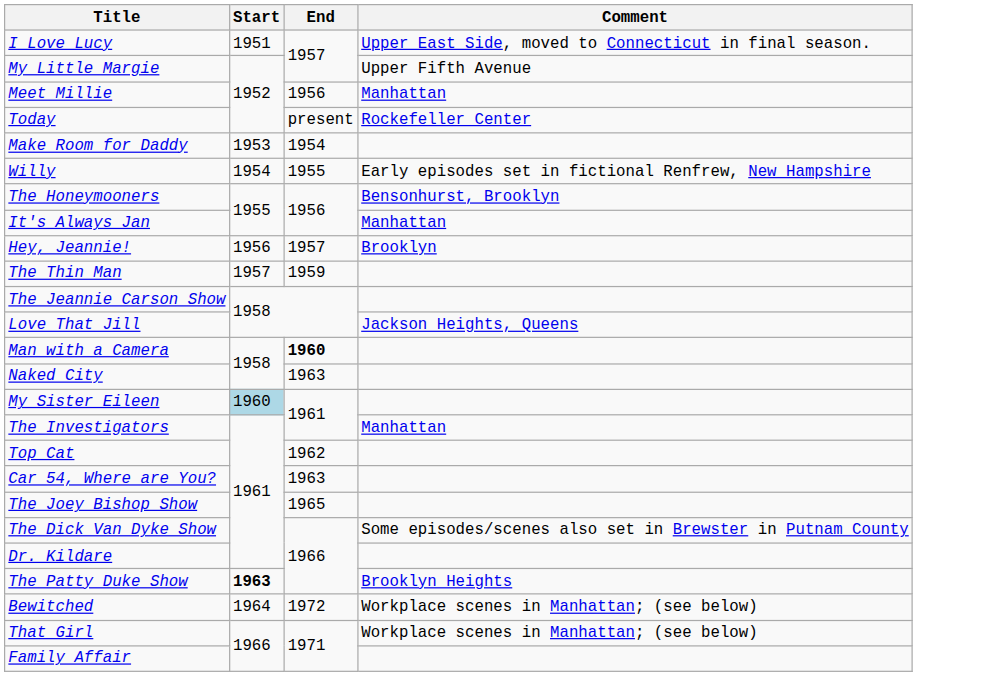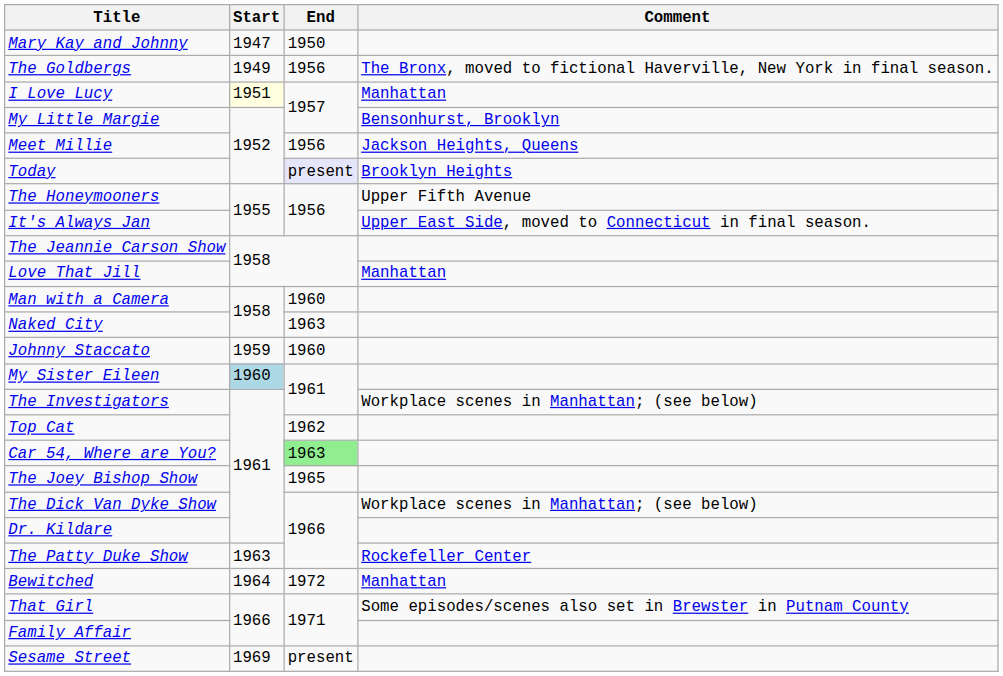+ row: (98, 43)
+ row: (70, 69)
(252, 43) no background -> (252, 94) lightyellow background
(616, 43) Upper East Side, moved to Connecticut in final season. -> (404, 94) Manhattan
(446, 69) Upper Fifth Avenue -> (460, 120) Bensonhurst, Brooklyn
(404, 94) Manhattan -> (470, 146) Jackson Heights, Queens
(321, 120) no background -> (321, 171) lavender background
(446, 120) Rockefeller Center -> (437, 171) Brooklyn Heights
- row: (98, 146)
- row: (32, 171)
(460, 197) Bensonhurst, Brooklyn -> (446, 197) Upper Fifth Avenue
(404, 223) Manhattan -> (616, 223) Upper East Side, moved to Connecticut in final season.
- row: (70, 248)
- row: (65, 274)
(470, 325) Jackson Heights, Queens -> (404, 274) Manhattan
(307, 351) bold -> (307, 299) normal
+ row: (79, 351)
(404, 428) Manhattan -> (559, 402) Workplace scenes in Manhattan; (see below)
(307, 479) no background -> (307, 453) lightgreen background
(635, 530) Some episodes/scenes also set in Brewster in Putnam County -> (559, 505) Workplace scenes in Manhattan; (see below)
(252, 581) bold -> (252, 556) normal
(437, 581) Brooklyn Heights -> (446, 556) Rockefeller Center
(559, 607) Workplace scenes in Manhattan; (see below) -> (404, 581) Manhattan
(559, 633) Workplace scenes in Manhattan; (see below) -> (635, 607) Some episodes/scenes also set in Brewster in Putnam County
+ row: (70, 658)
